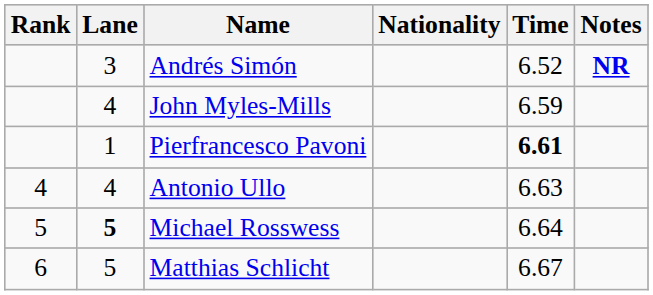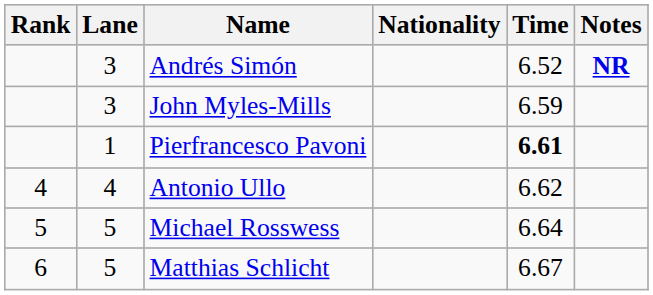(110, 106) 4 -> (110, 106) 3
(541, 187) 6.63 -> (541, 187) 6.62
(110, 227) bold -> (110, 227) normal
